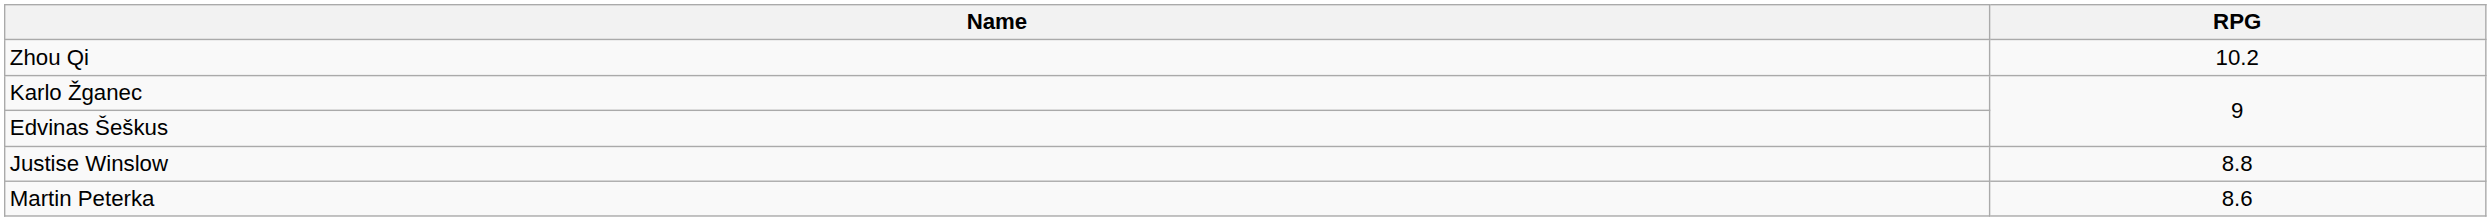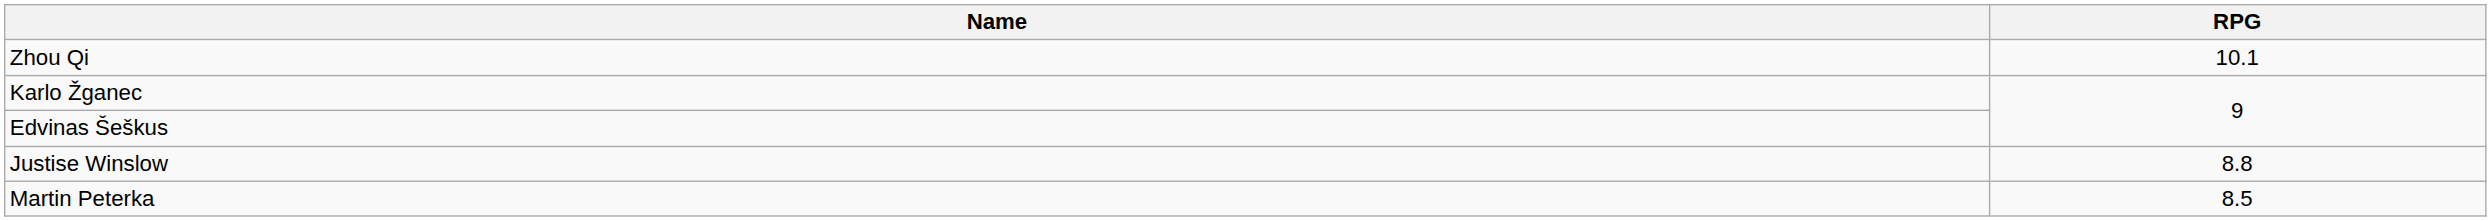(2237, 57) 10.2 -> (2237, 57) 10.1
(2237, 198) 8.6 -> (2237, 198) 8.5
